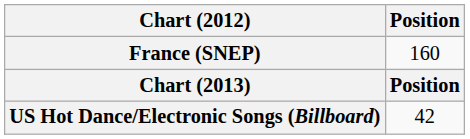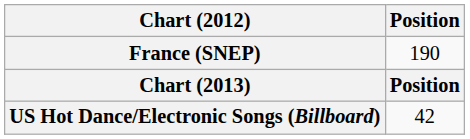(425, 52) 160 -> (425, 52) 190
